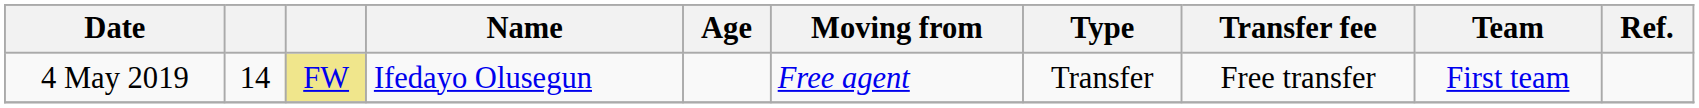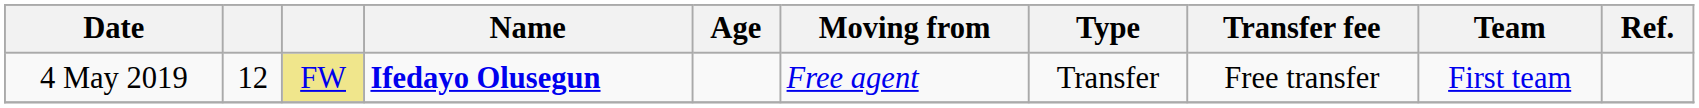(255, 77) 14 -> (253, 77) 12
(483, 77) normal -> (485, 77) bold
